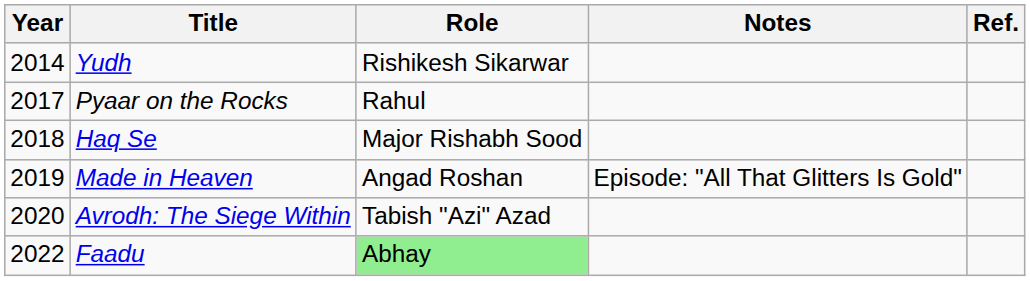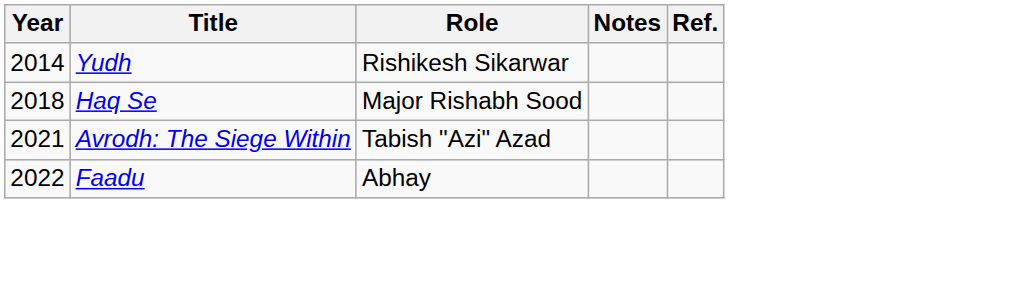- row: (182, 100)
- row: (164, 178)
(37, 216) 2020 -> (37, 139) 2021
(396, 255) lightgreen background -> (396, 178) no background
